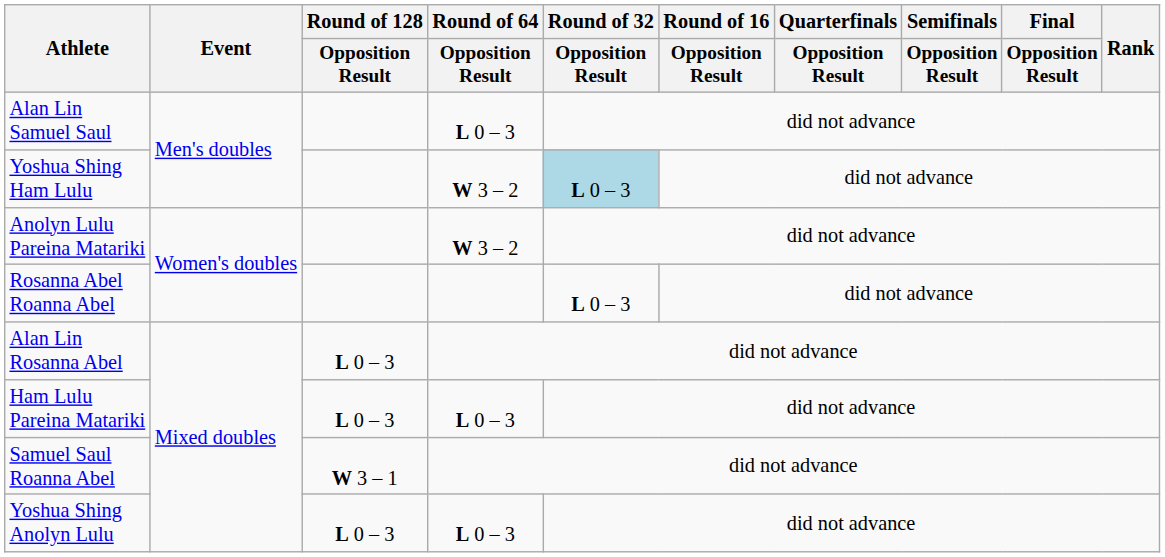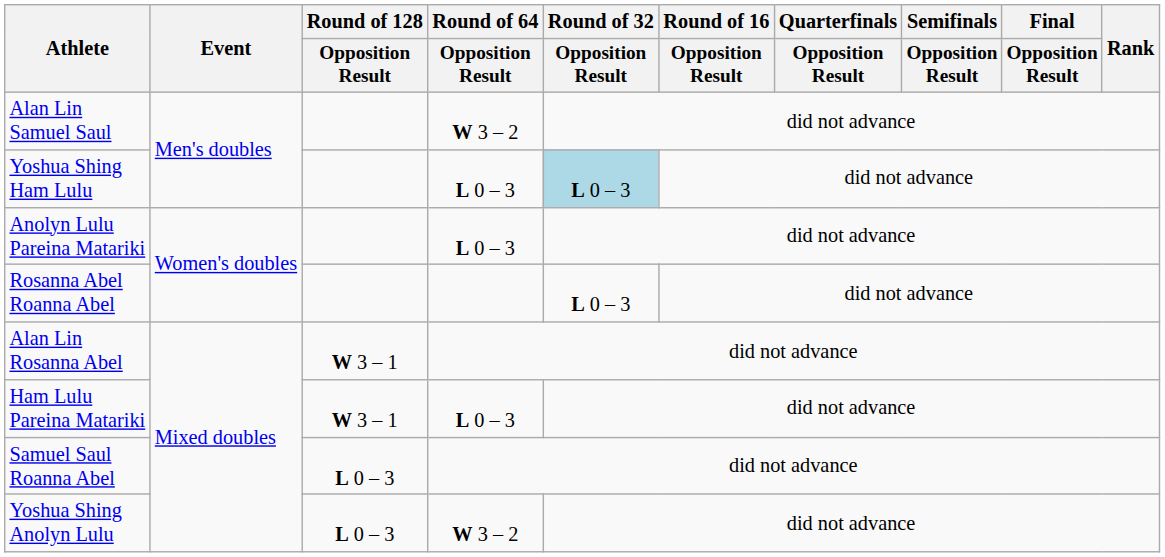(485, 133) L 0 – 3 -> (485, 133) W 3 – 2
(485, 190) W 3 – 2 -> (485, 190) L 0 – 3
(485, 248) W 3 – 2 -> (485, 248) L 0 – 3
(365, 363) L 0 – 3 -> (365, 363) W 3 – 1
(365, 420) L 0 – 3 -> (365, 420) W 3 – 1
(365, 478) W 3 – 1 -> (365, 478) L 0 – 3
(485, 535) L 0 – 3 -> (485, 535) W 3 – 2
